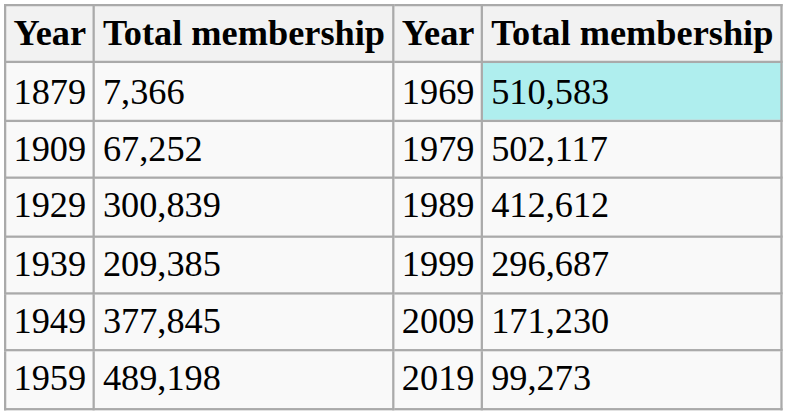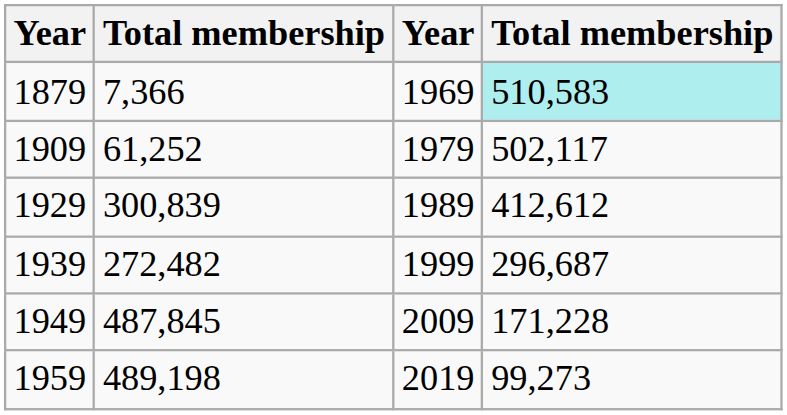(153, 148) 67,252 -> (153, 148) 61,252
(162, 263) 209,385 -> (162, 263) 272,482
(162, 321) 377,845 -> (162, 321) 487,845
(550, 321) 171,230 -> (550, 321) 171,228
